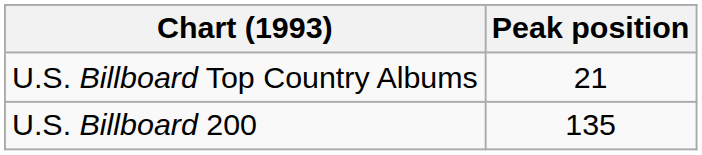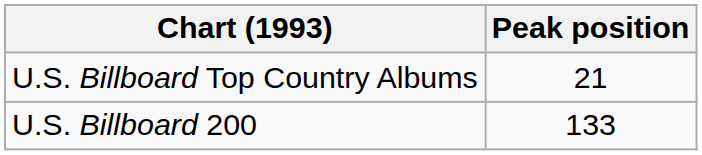(591, 125) 135 -> (591, 125) 133
